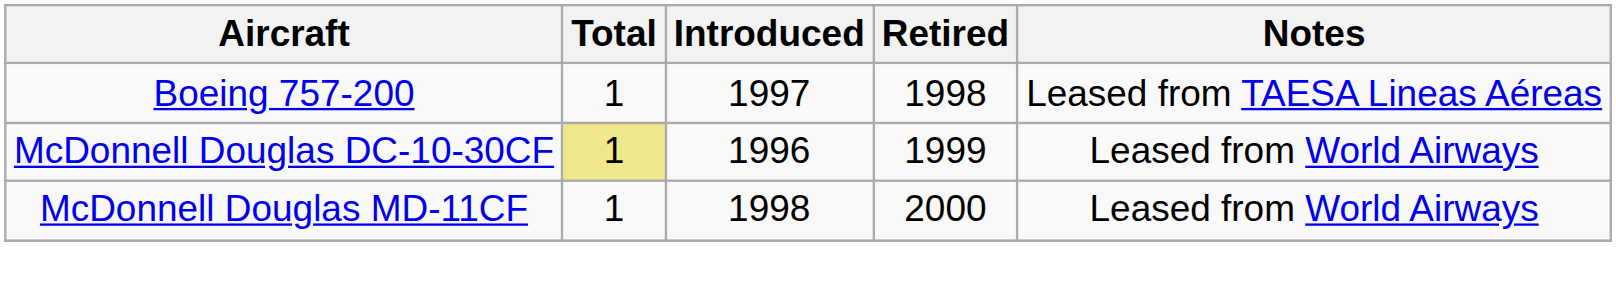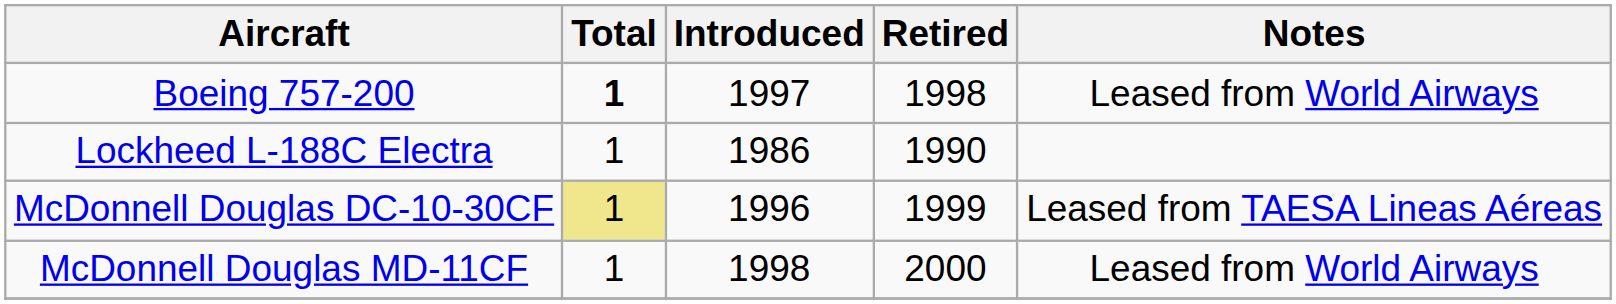(614, 92) normal -> (614, 92) bold
(1314, 92) Leased from TAESA Lineas Aéreas -> (1314, 92) Leased from World Airways
+ row: (284, 151)
(1314, 151) Leased from World Airways -> (1314, 209) Leased from TAESA Lineas Aéreas
